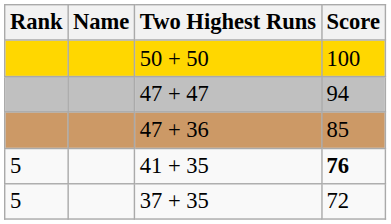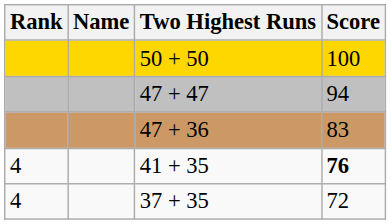(338, 129) 85 -> (338, 129) 83
(16, 165) 5 -> (16, 165) 4
(16, 201) 5 -> (16, 201) 4
